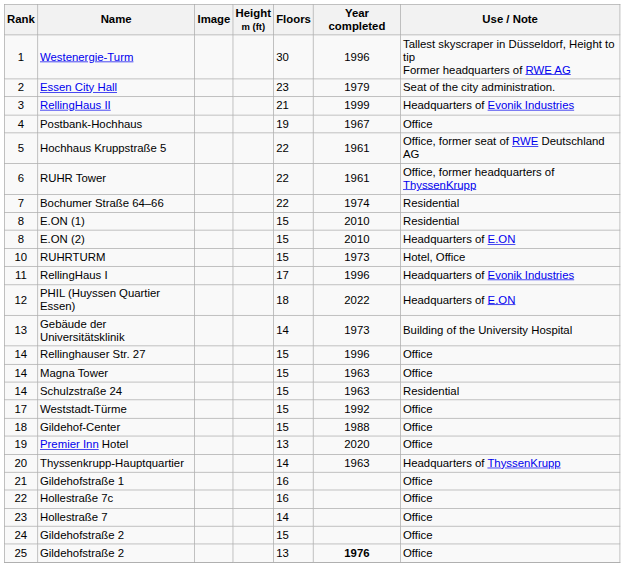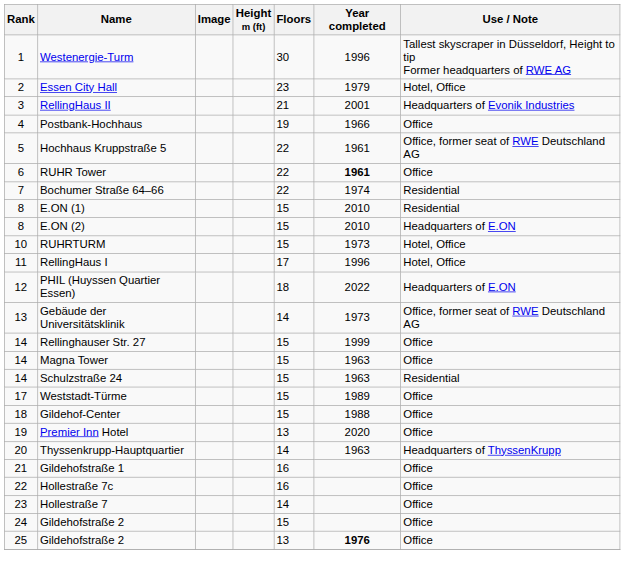(479, 87) Seat of the city administration. -> (434, 87) Hotel, Office
(357, 105) 1999 -> (357, 105) 2001
(357, 123) 1967 -> (357, 123) 1966
(357, 179) normal -> (357, 172) bold
(479, 179) Office, former headquarters of ThyssenKrupp -> (418, 172) Office
(489, 275) Headquarters of Evonik Industries -> (434, 262) Hotel, Office
(488, 330) Building of the University Hospital -> (504, 318) Office, former seat of RWE Deutschland AG
(357, 355) 1996 -> (357, 342) 1999
(357, 409) 1992 -> (357, 396) 1989
